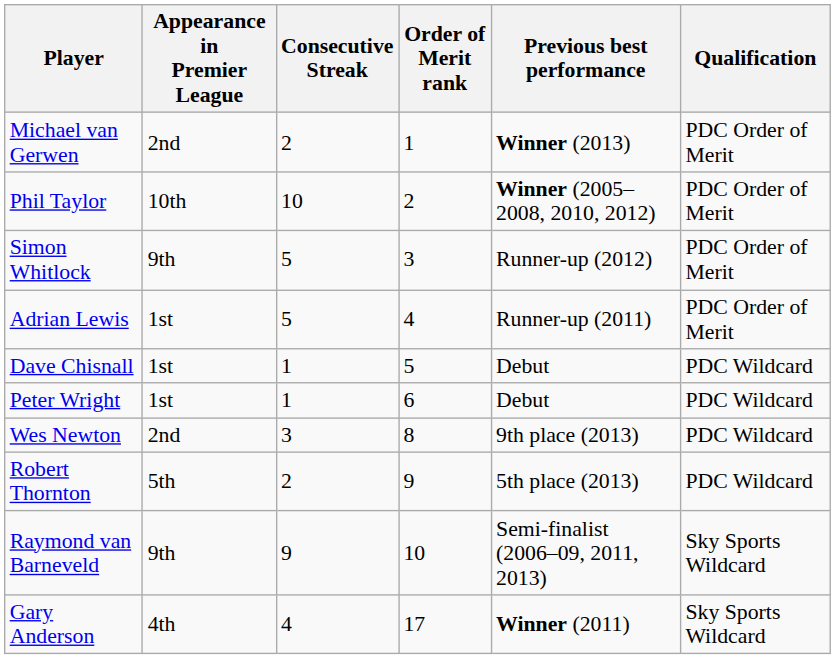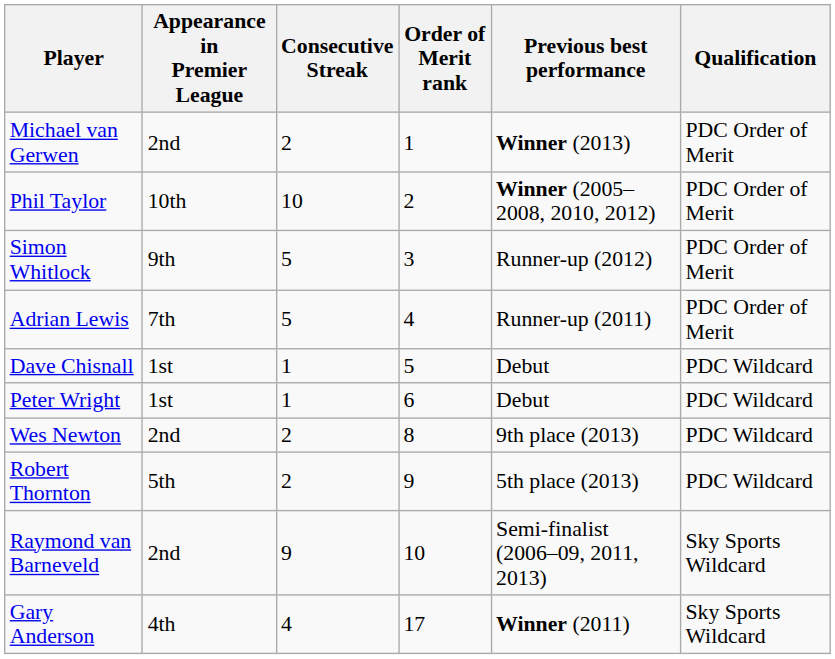(160, 318) 1st -> (162, 318) 7th
(286, 434) 3 -> (286, 434) 2
(162, 552) 9th -> (164, 552) 2nd
